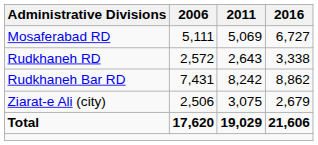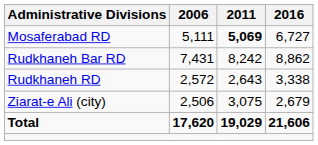(245, 36) normal -> (245, 36) bold
rows swapped: (54, 58) <-> (67, 79)
